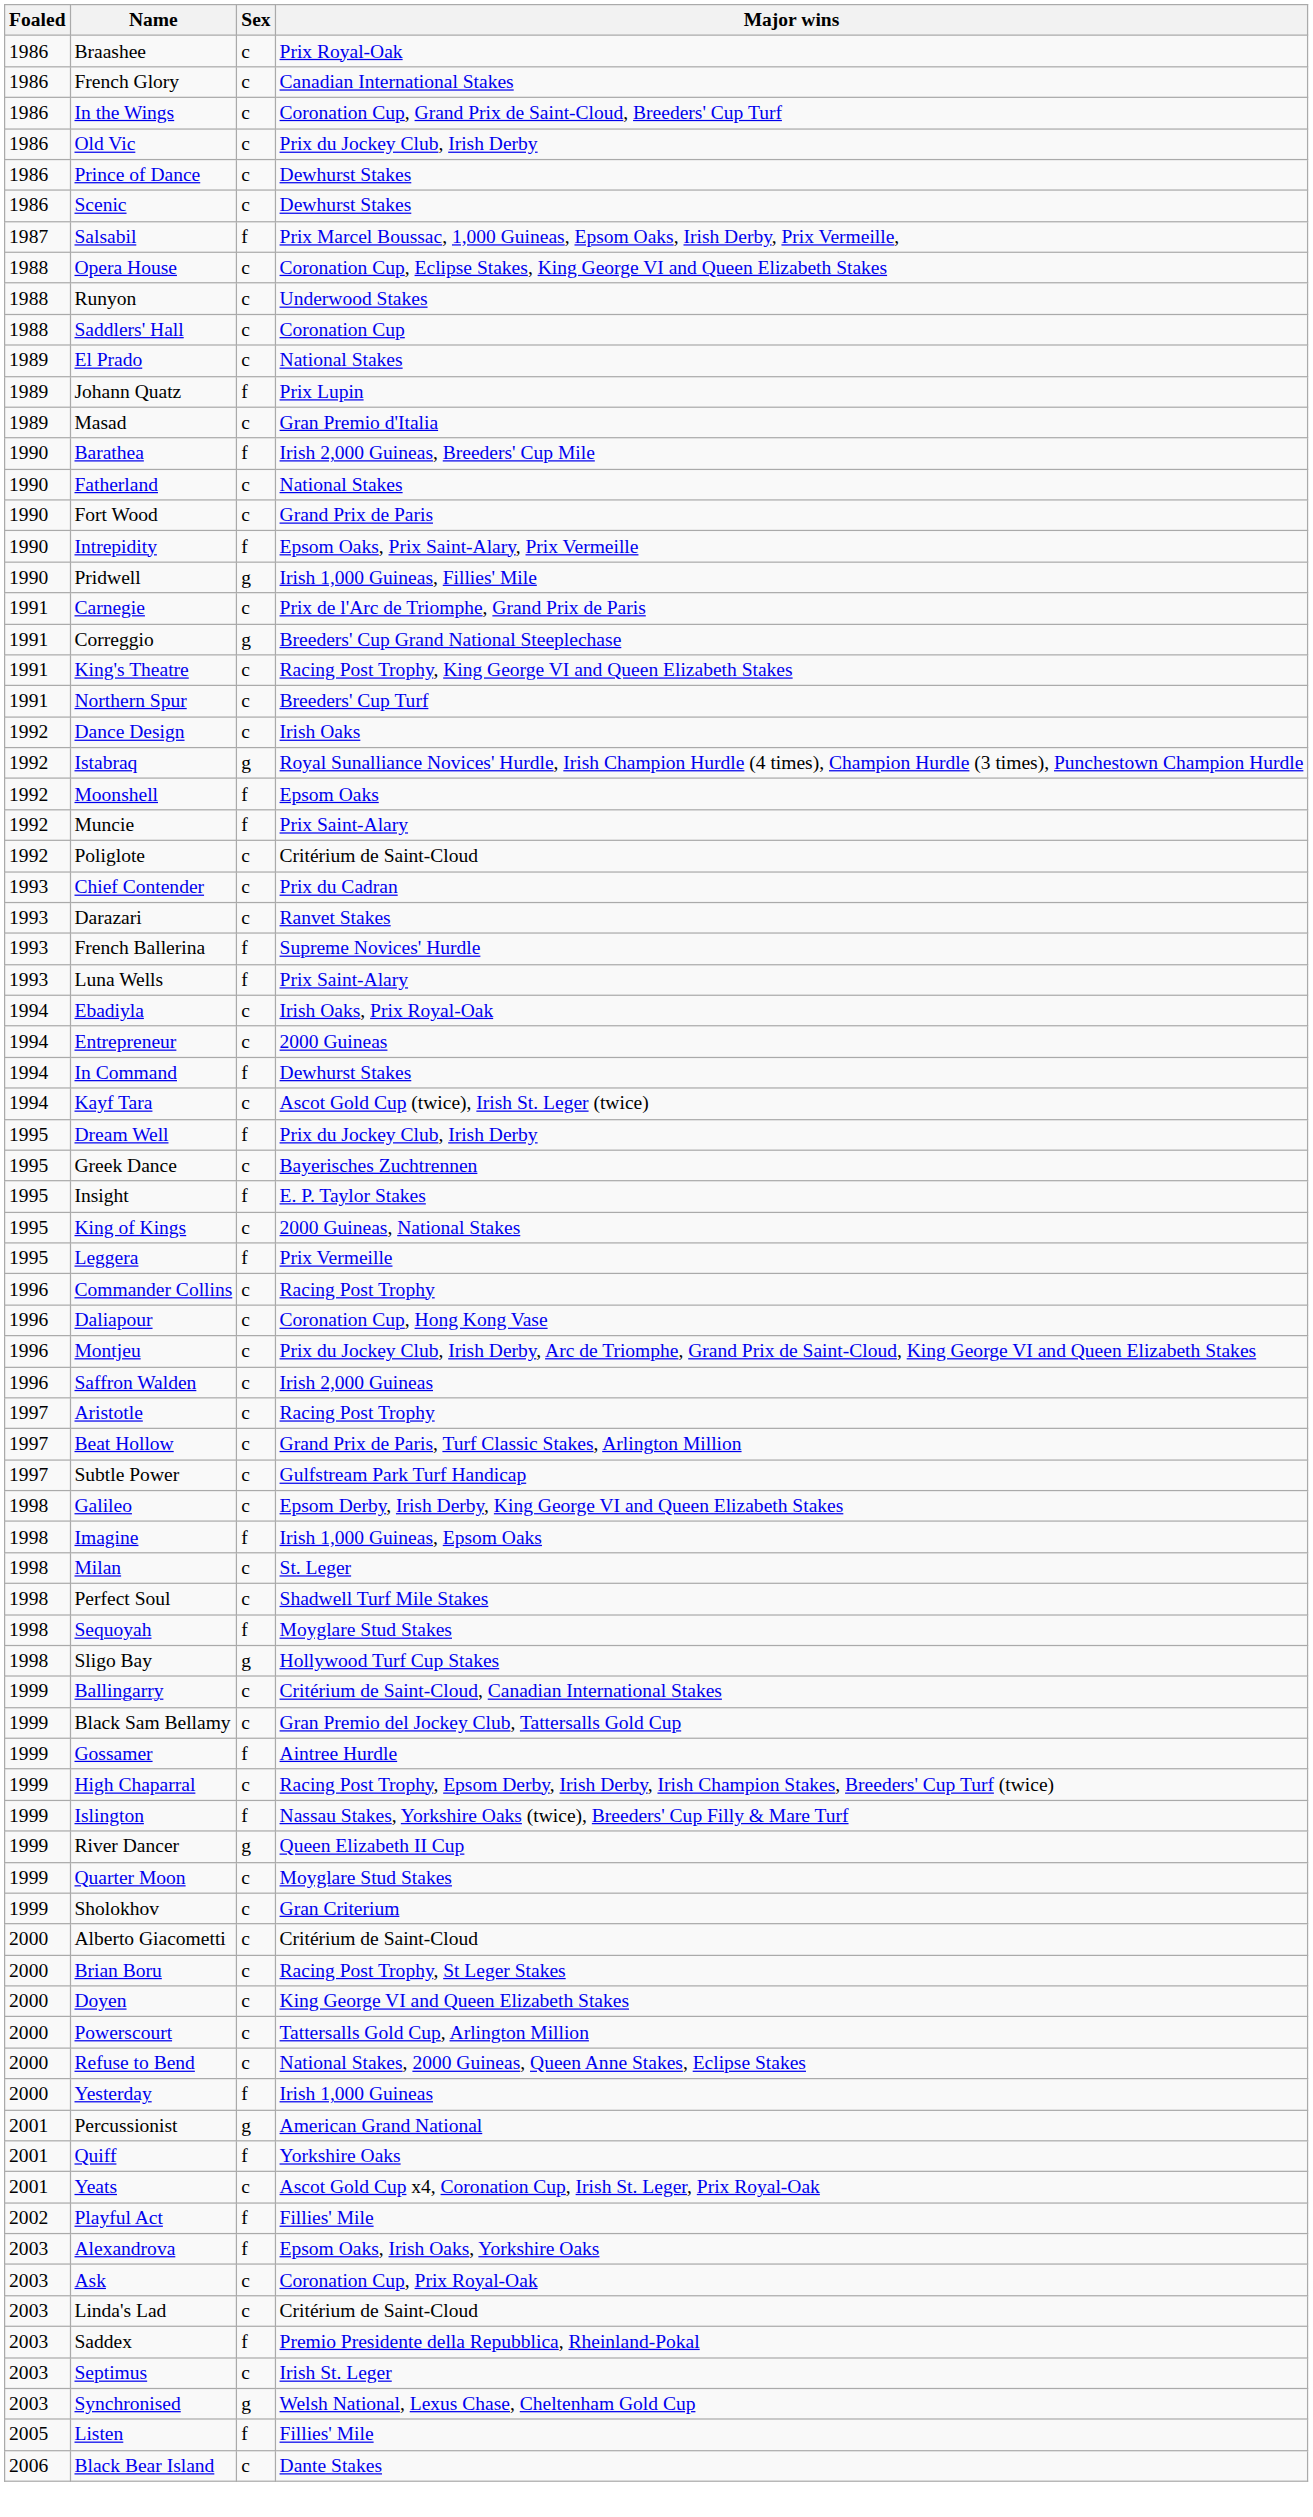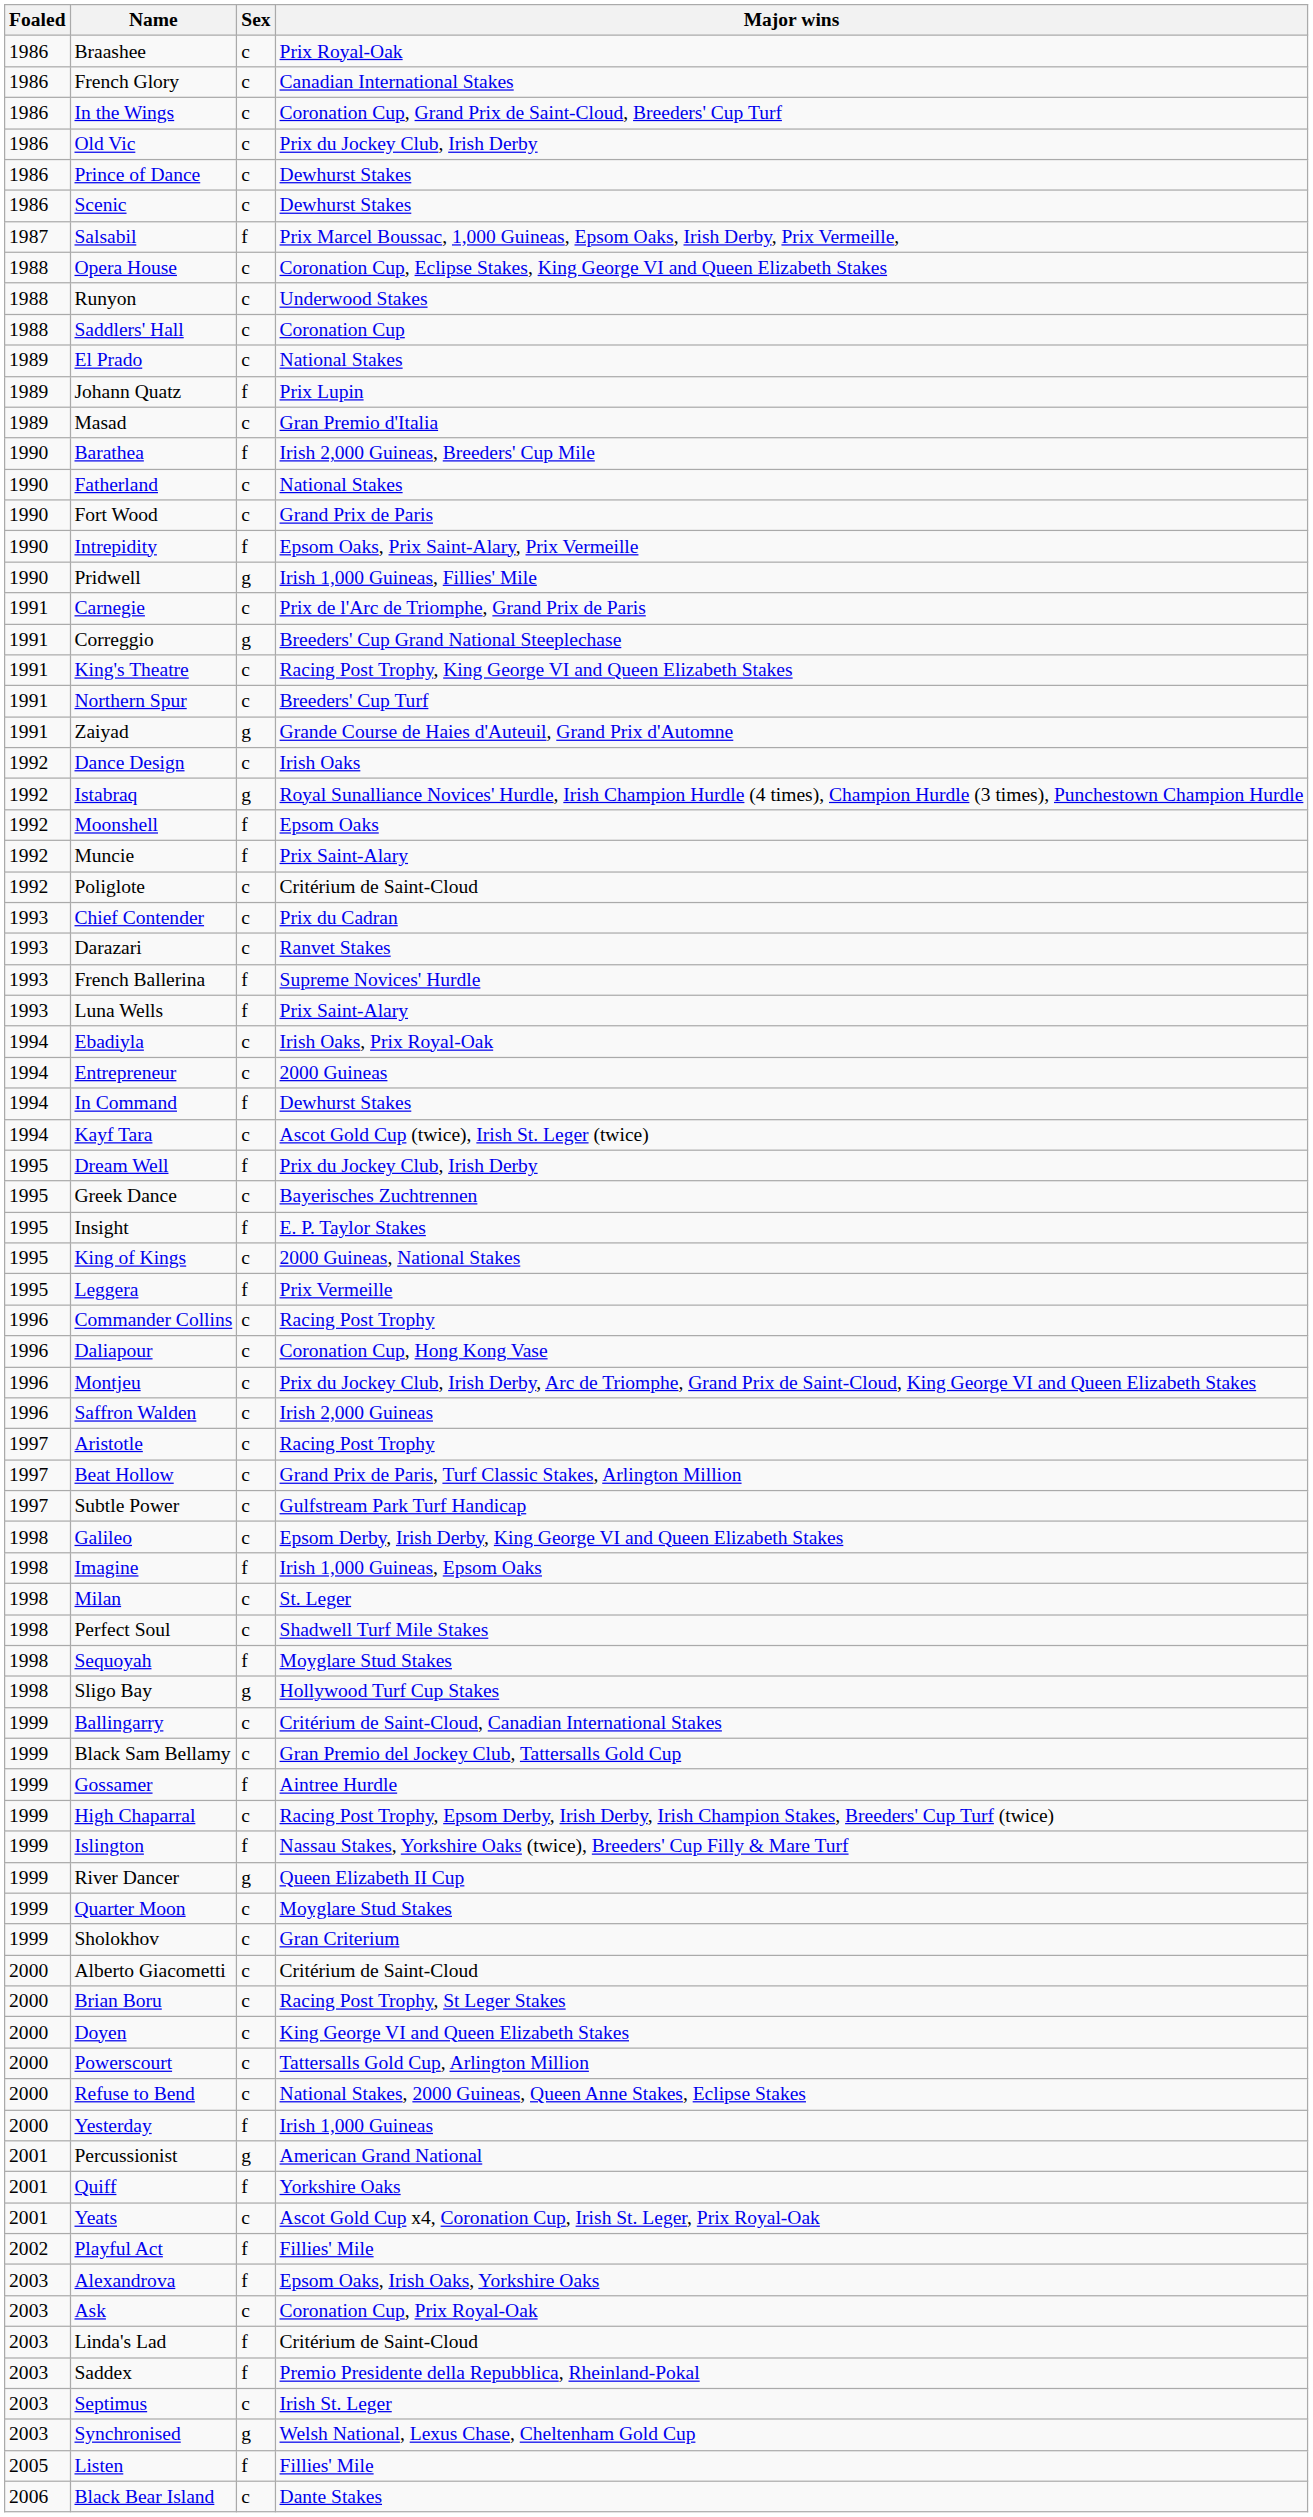+ row: (102, 732)
(246, 2310) c -> (245, 2341) f
